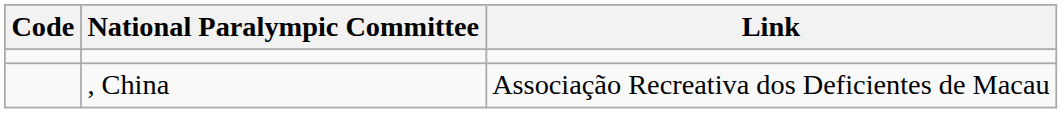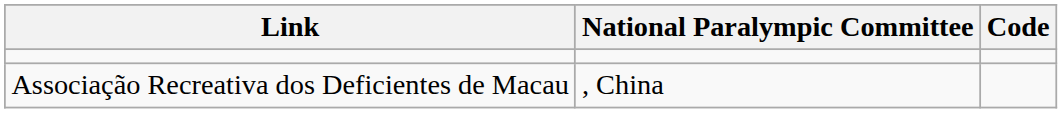columns swapped: (43, 26) <-> (771, 26)
